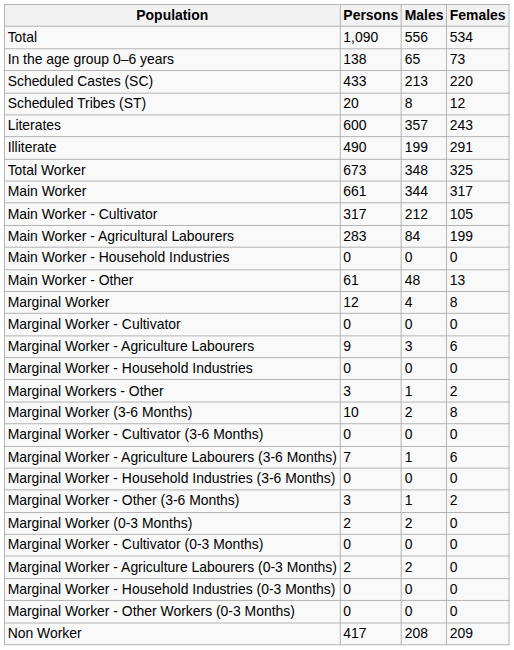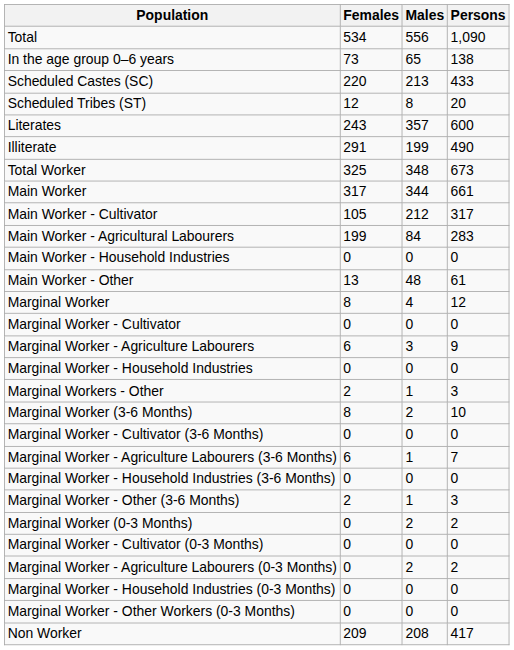columns swapped: (371, 15) <-> (478, 15)
